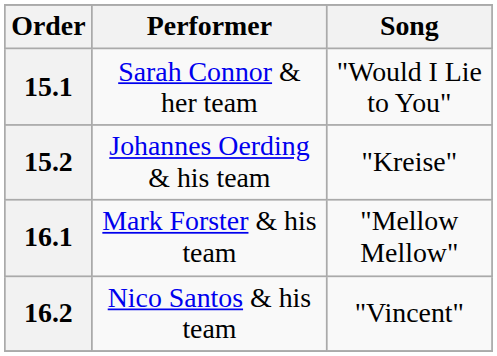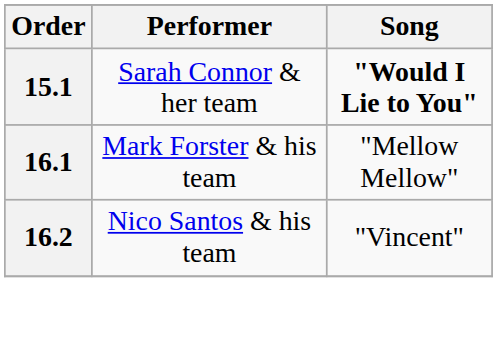(409, 86) normal -> (409, 86) bold
- row: (48, 161)
